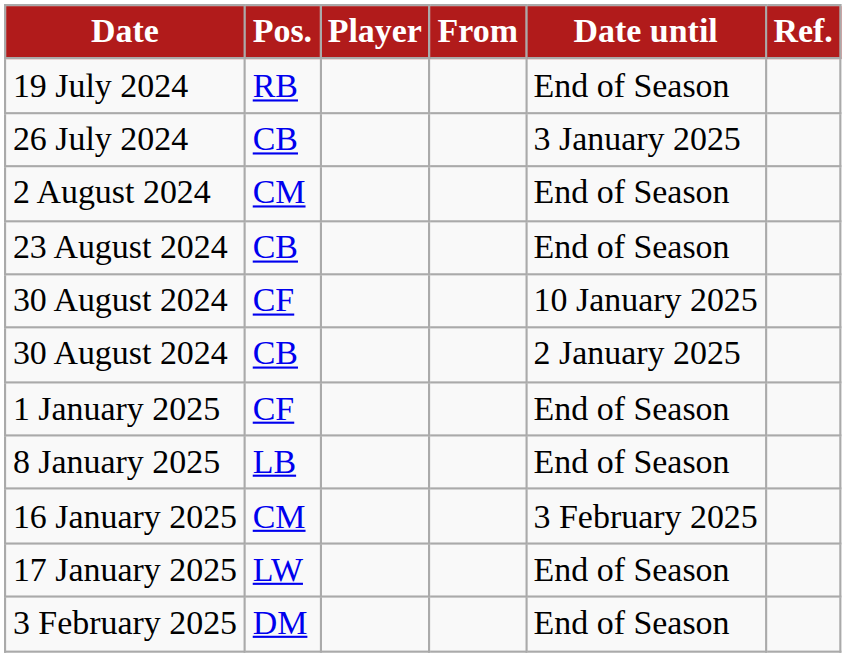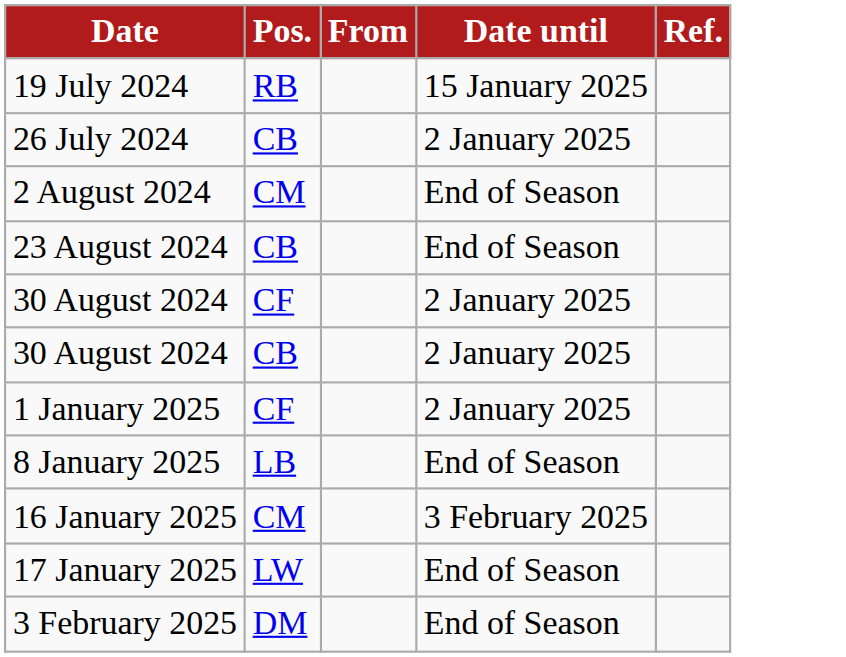- column: (375, 31)
(632, 85) End of Season -> (536, 85) 15 January 2025
(637, 138) 3 January 2025 -> (527, 138) 2 January 2025
(646, 300) 10 January 2025 -> (527, 300) 2 January 2025
(632, 407) End of Season -> (527, 407) 2 January 2025
